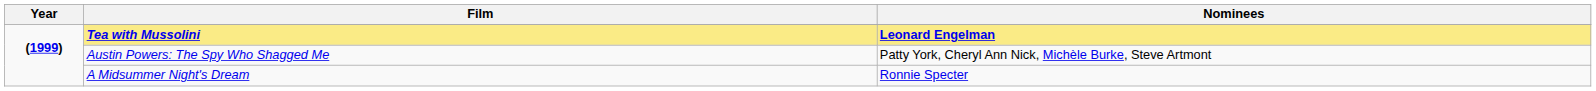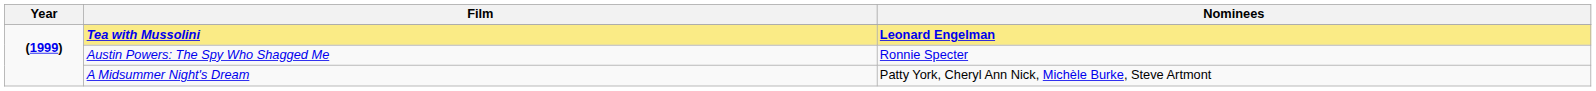(1046, 55) Patty York, Cheryl Ann Nick, Michèle Burke, Steve Artmont -> (924, 55) Ronnie Specter
(924, 75) Ronnie Specter -> (1046, 75) Patty York, Cheryl Ann Nick, Michèle Burke, Steve Artmont
